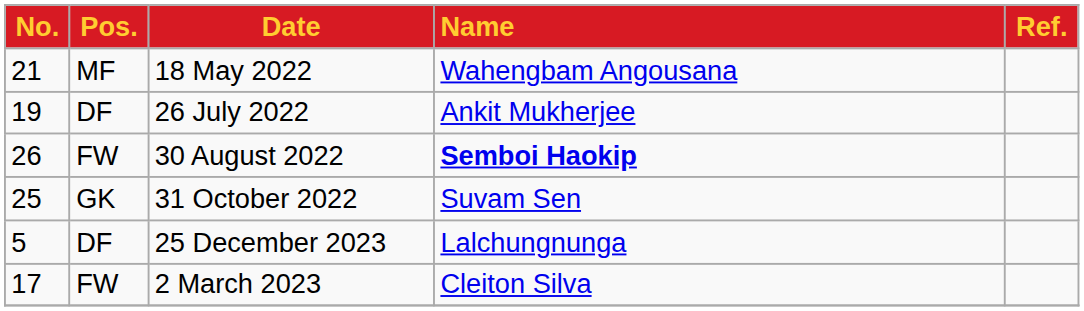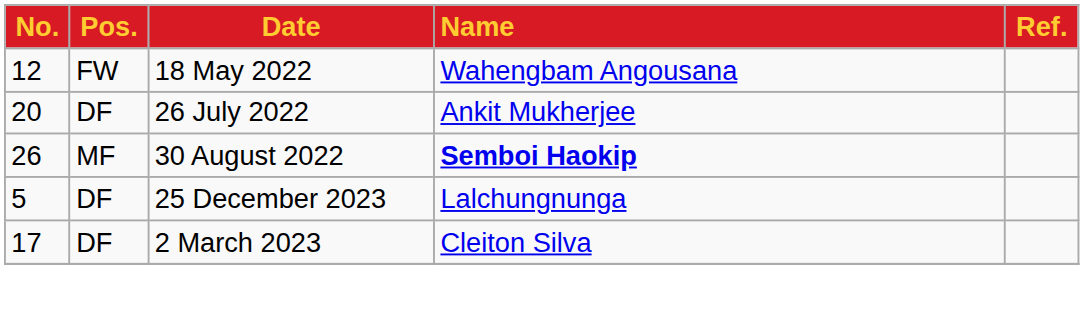(26, 70) 21 -> (26, 70) 12
(96, 70) MF -> (97, 70) FW
(26, 113) 19 -> (26, 113) 20
(97, 156) FW -> (96, 156) MF
- row: (256, 199)
(97, 285) FW -> (94, 242) DF
